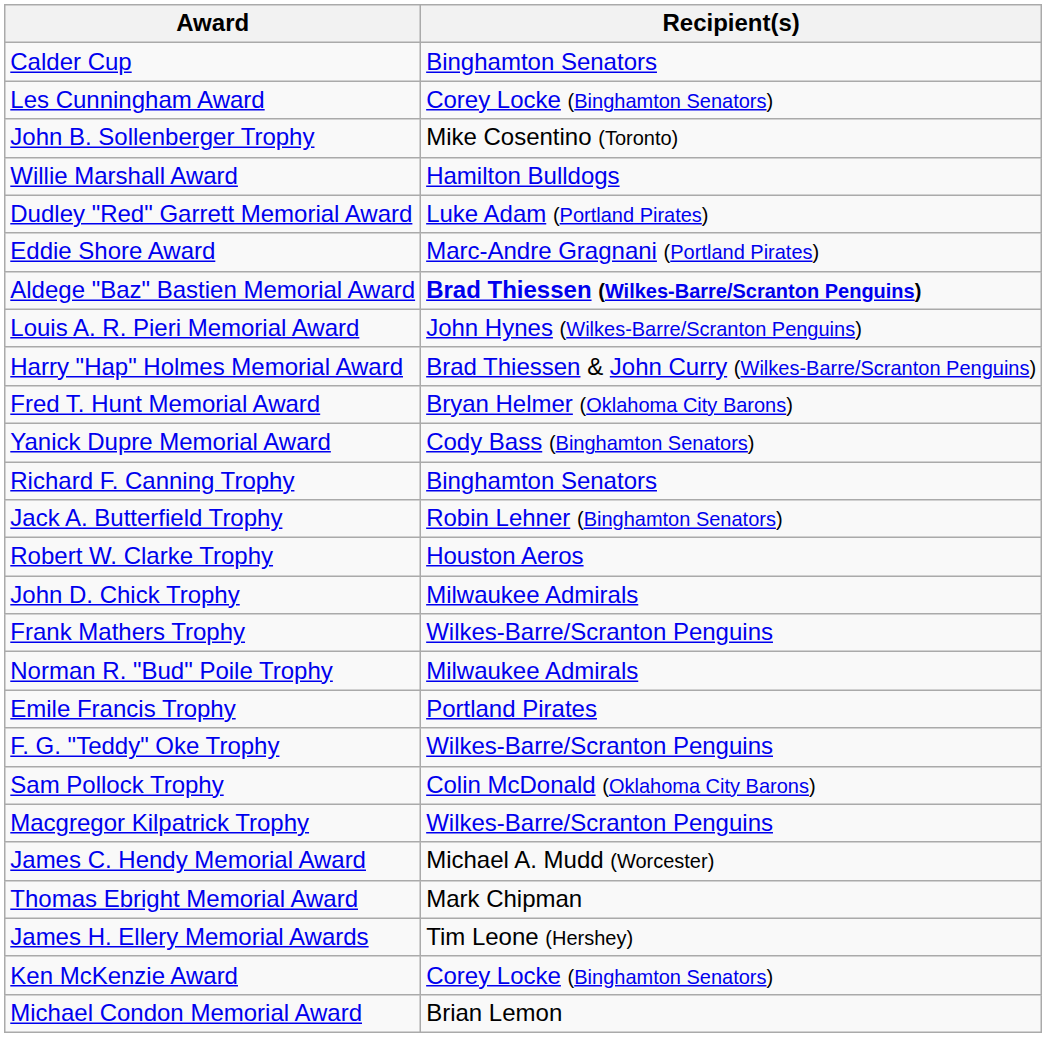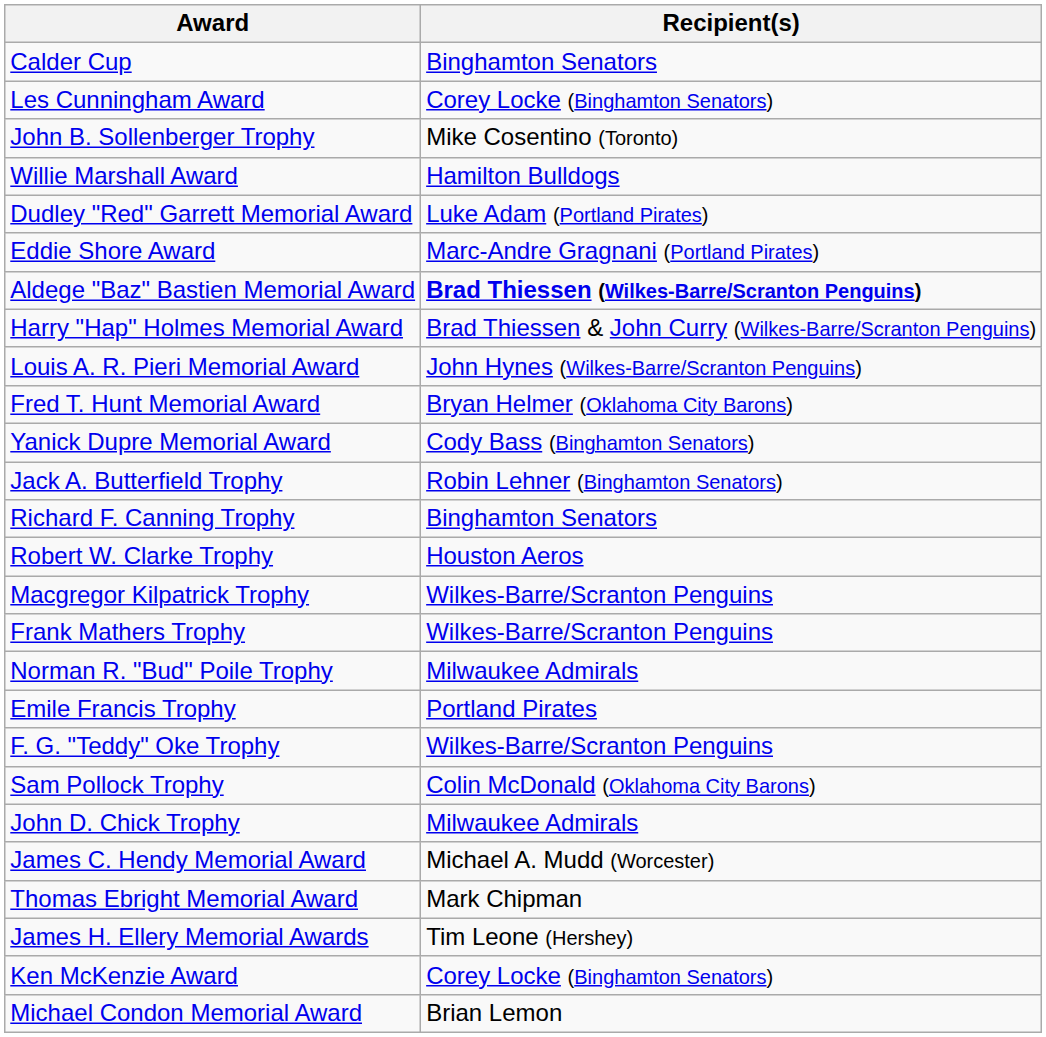rows swapped: (207, 366) <-> (185, 328)
rows swapped: (146, 518) <-> (152, 480)
rows swapped: (160, 822) <-> (125, 594)
